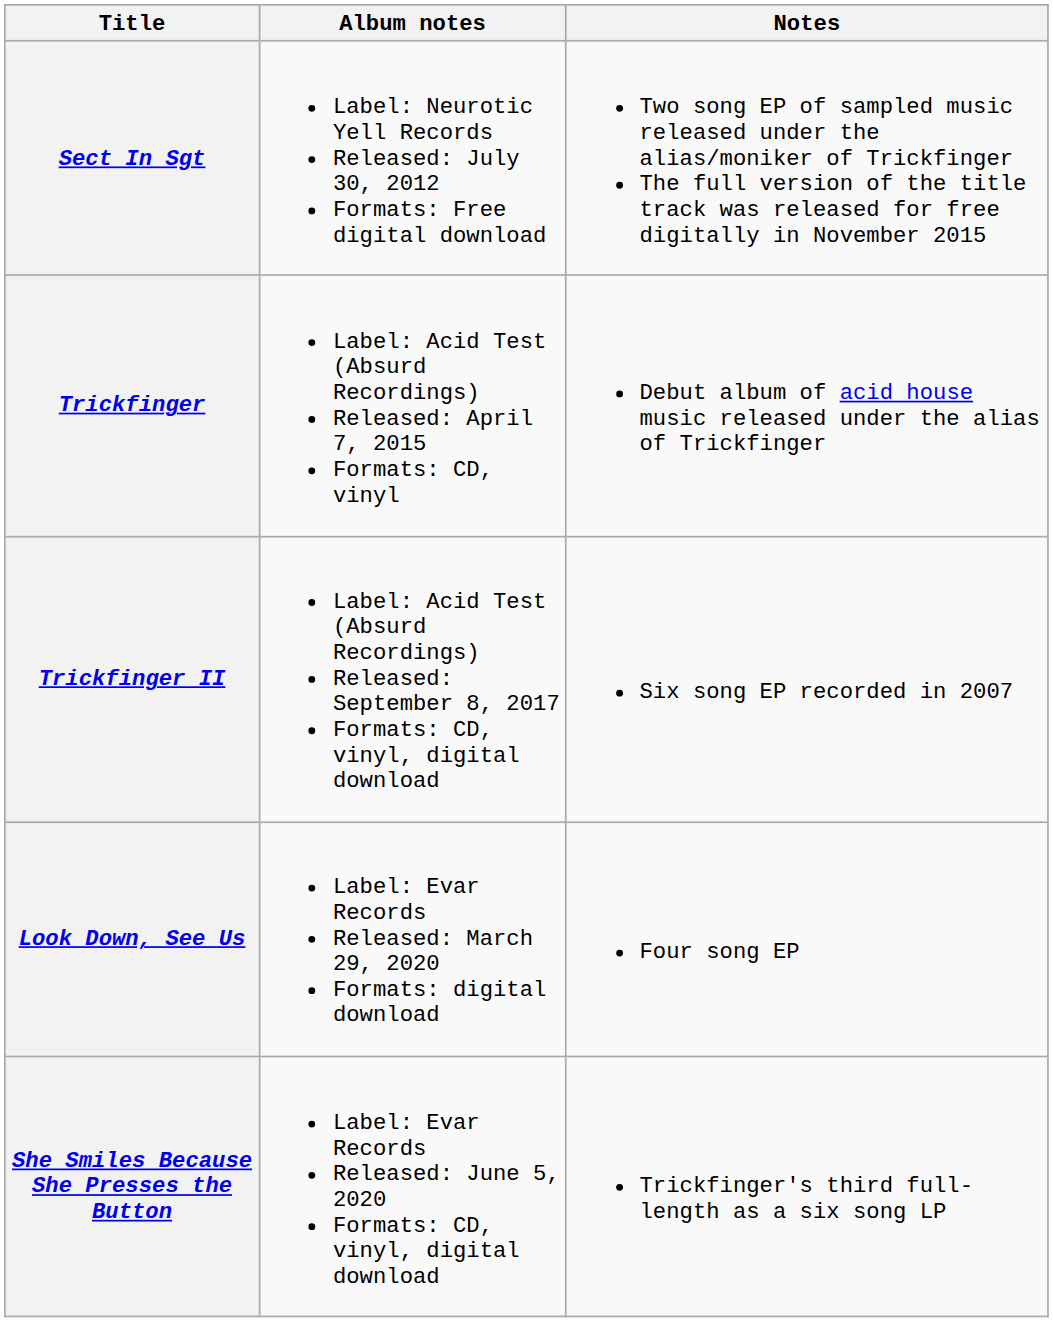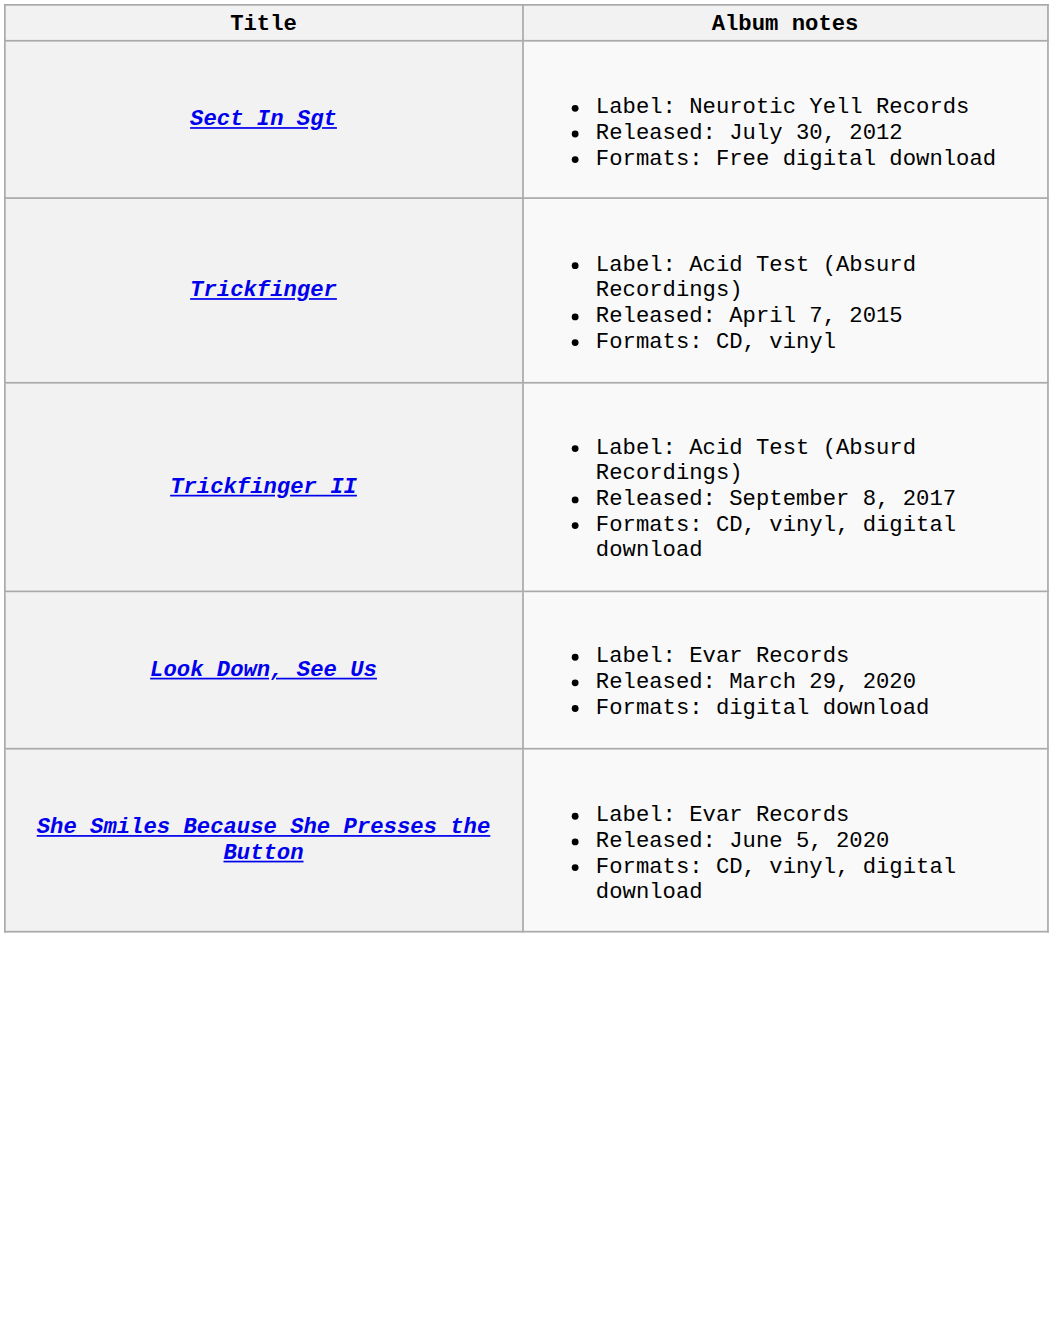- column: (807, 23)
